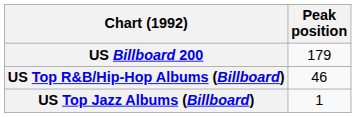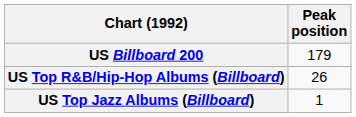(319, 77) 46 -> (319, 77) 26
